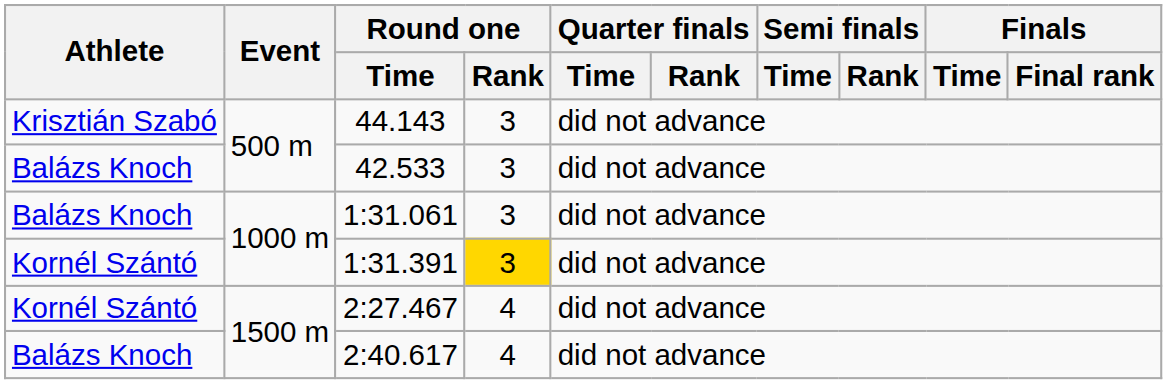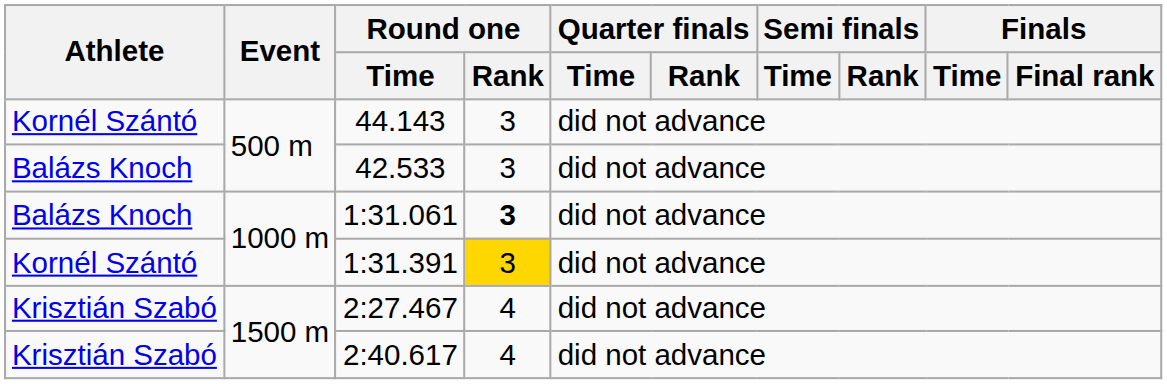(114, 122) Krisztián Szabó -> (105, 122) Kornél Szántó
(508, 215) normal -> (508, 215) bold
(105, 309) Kornél Szántó -> (114, 309) Krisztián Szabó
(102, 355) Balázs Knoch -> (114, 355) Krisztián Szabó
